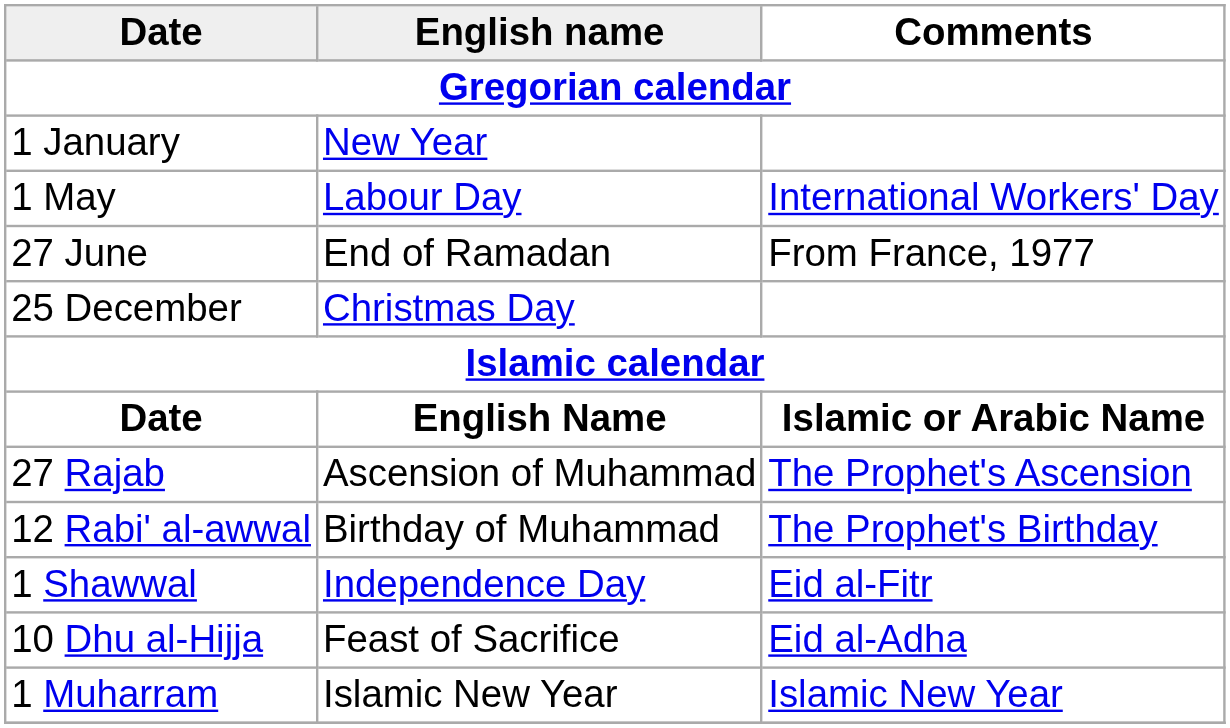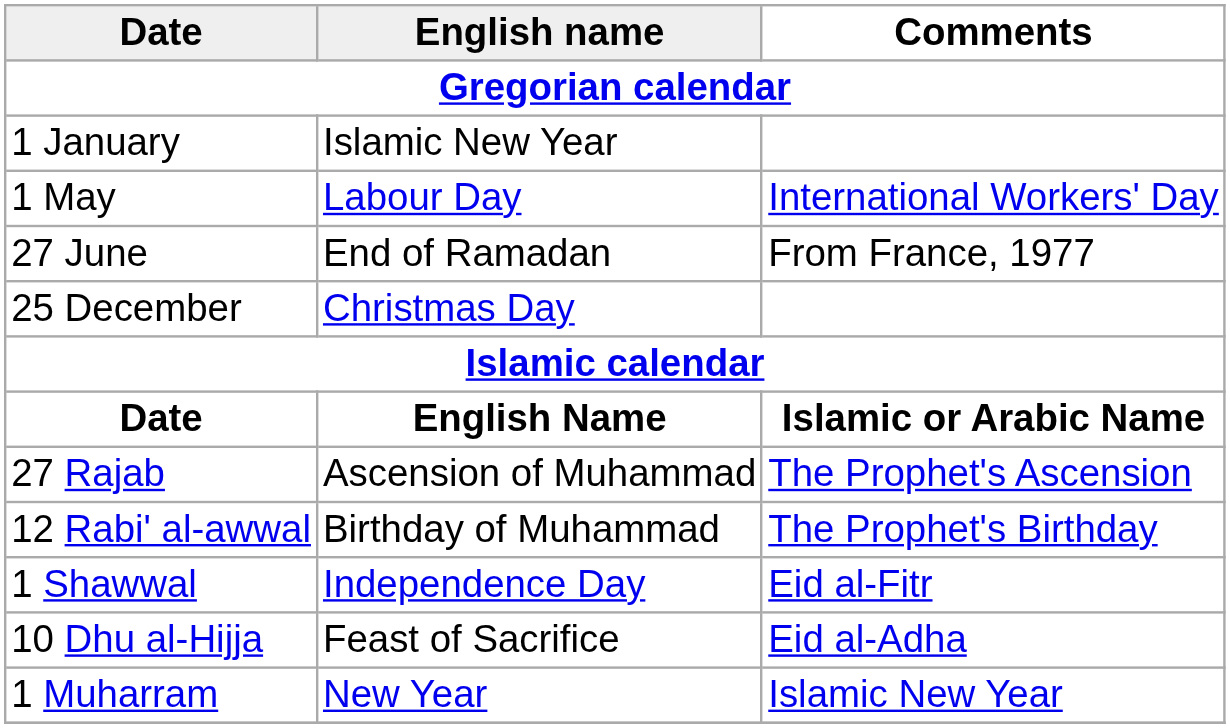(405, 142) New Year -> (470, 142) Islamic New Year
(470, 694) Islamic New Year -> (405, 694) New Year
